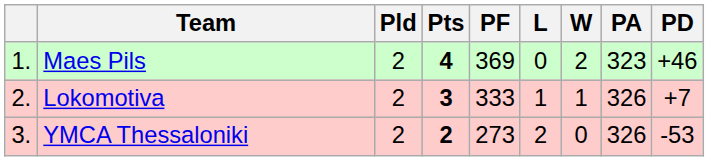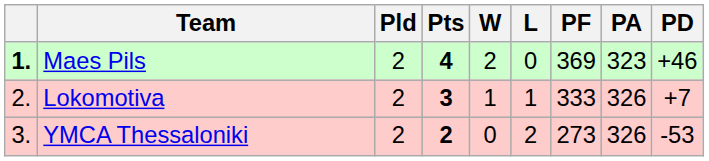columns swapped: (581, 23) <-> (495, 23)
(21, 60) normal -> (21, 60) bold
